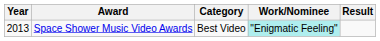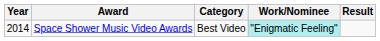(18, 28) 2013 -> (18, 28) 2014
